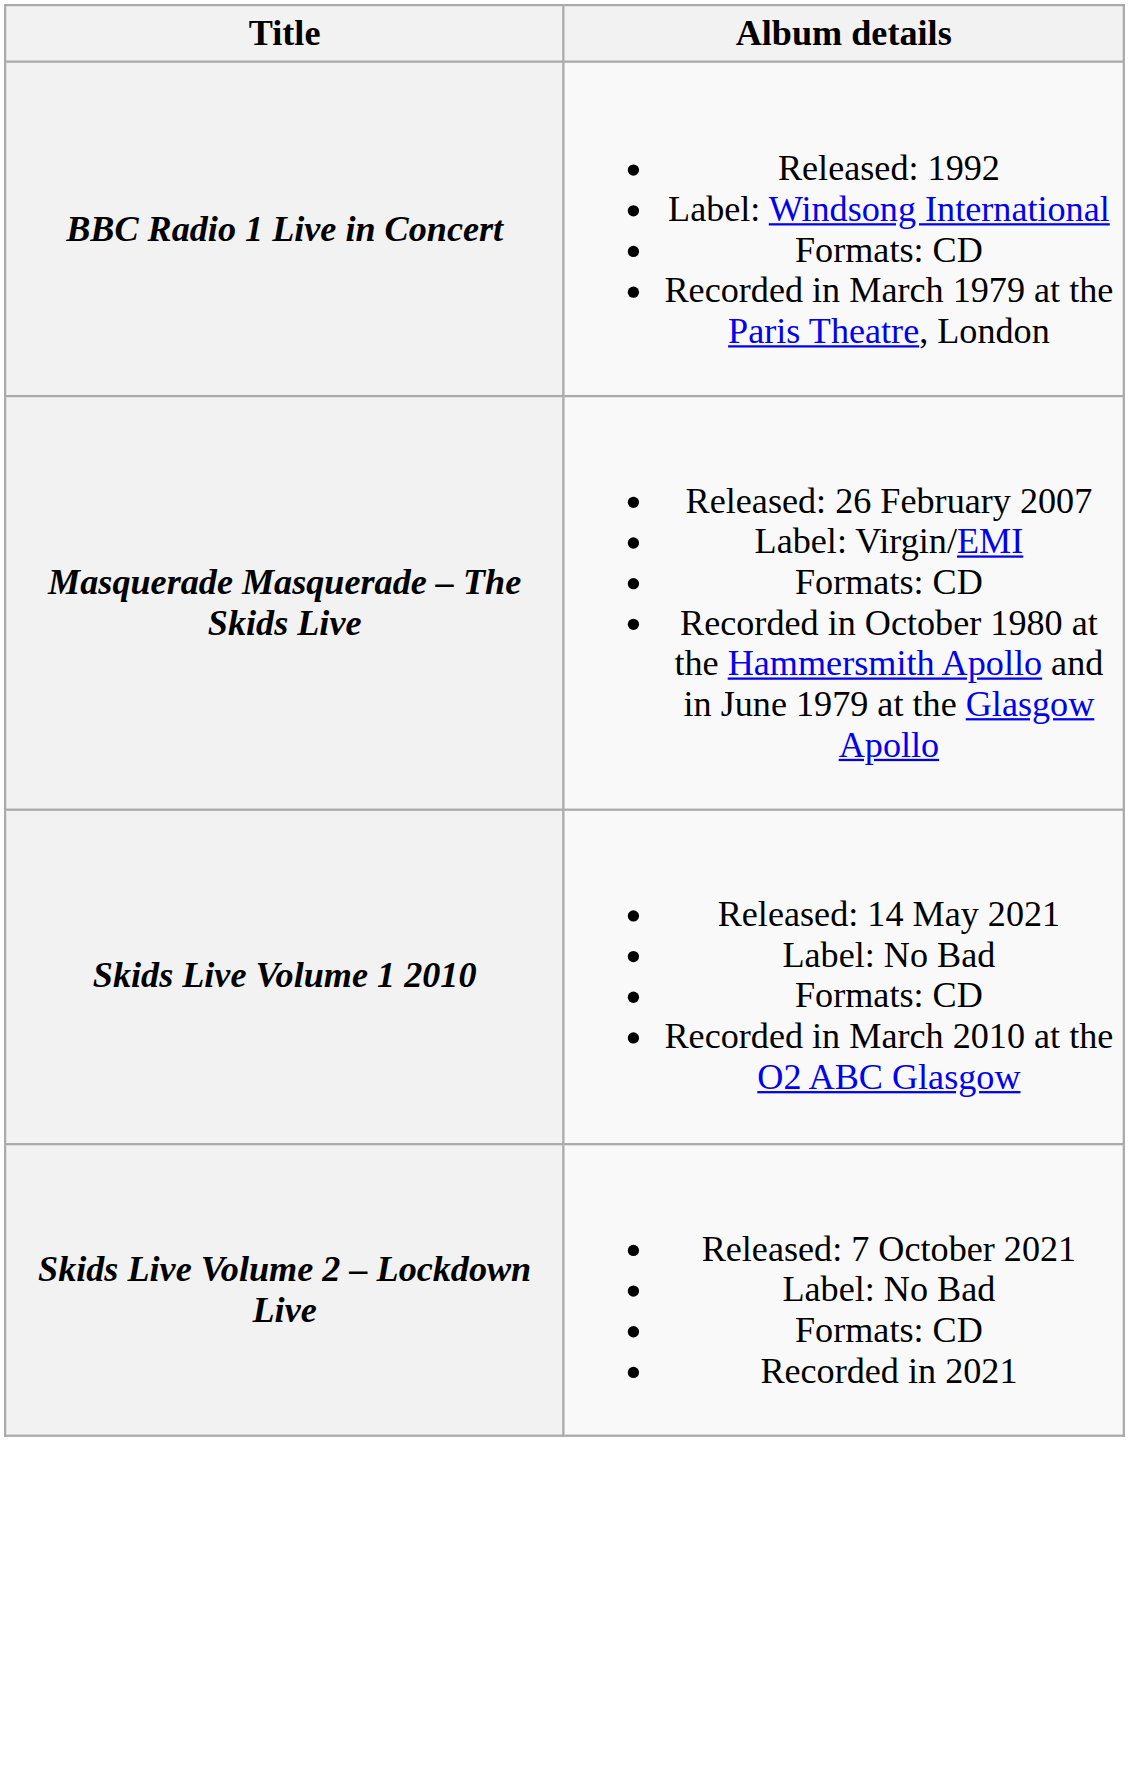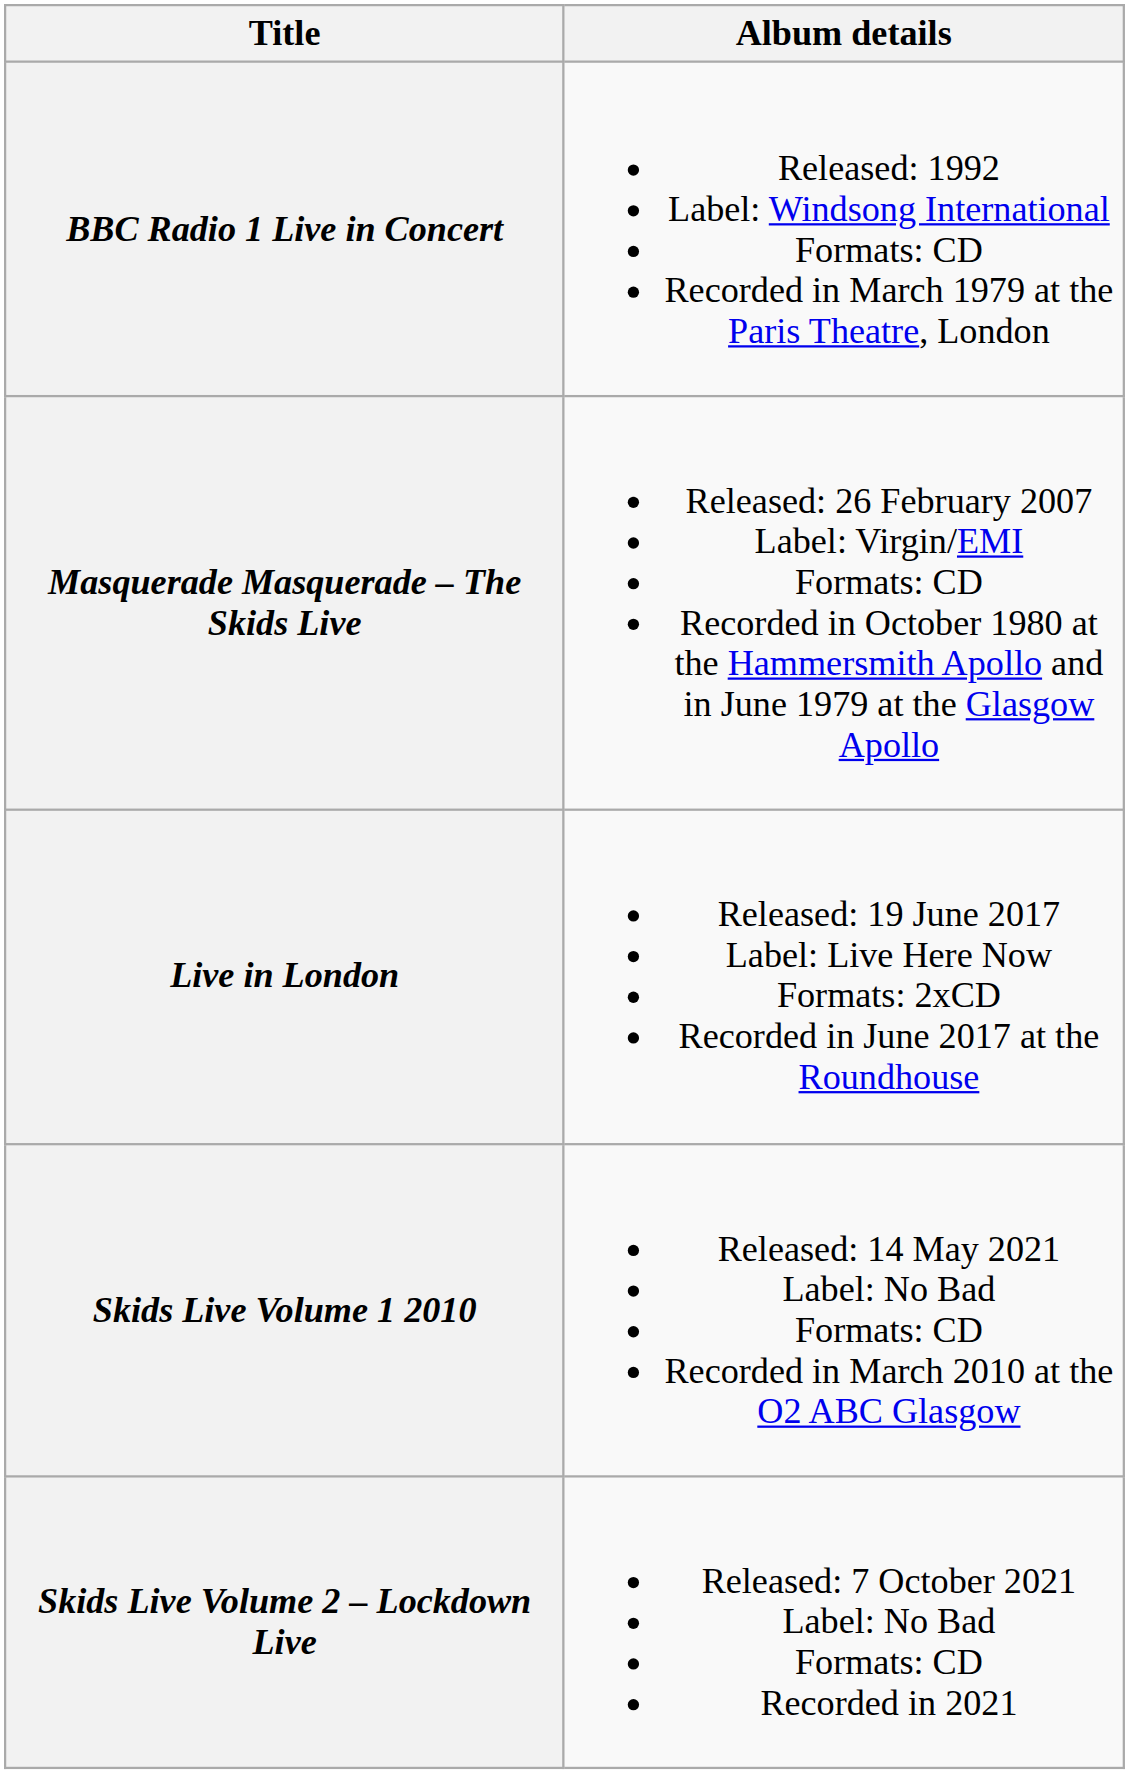+ row: (285, 975)
